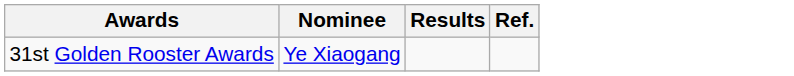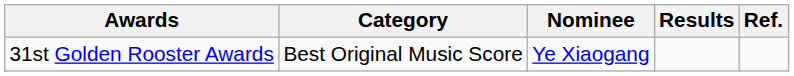+ column: (403, 20)
